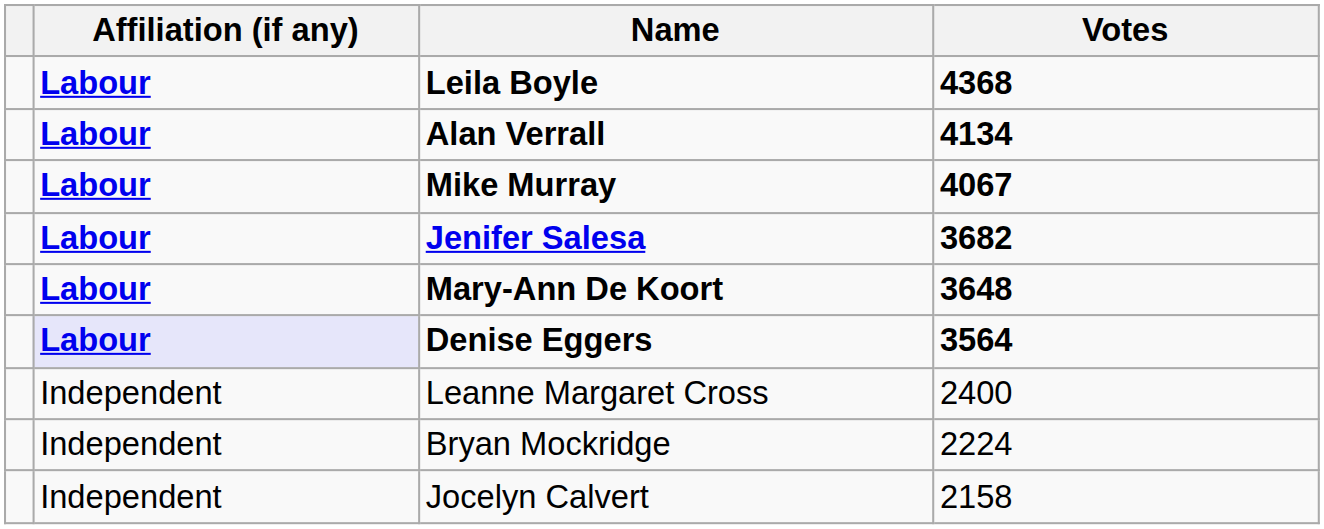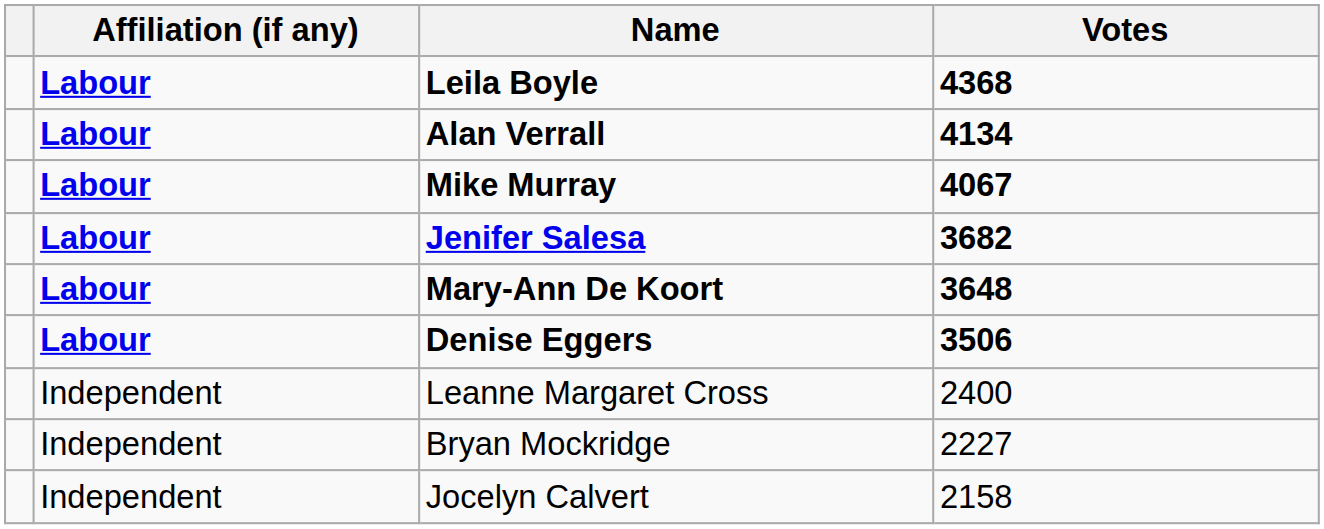(95, 340) lavender background -> (95, 340) no background
(976, 340) 3564 -> (976, 340) 3506
(976, 444) 2224 -> (976, 444) 2227
